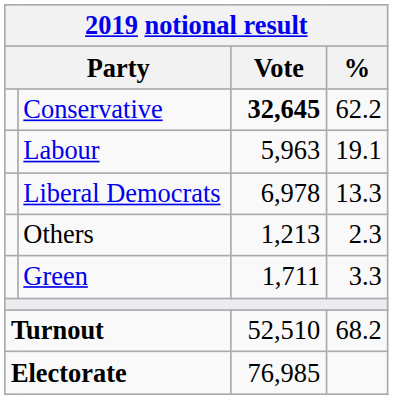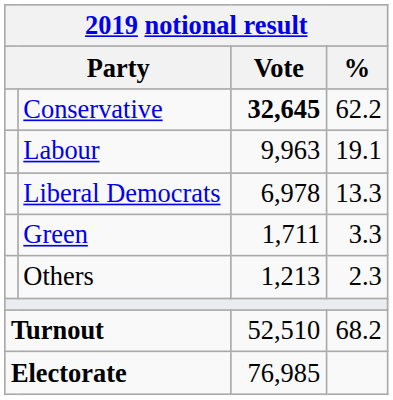(290, 151) 5,963 -> (290, 151) 9,963
rows swapped: (56, 276) <-> (59, 234)
